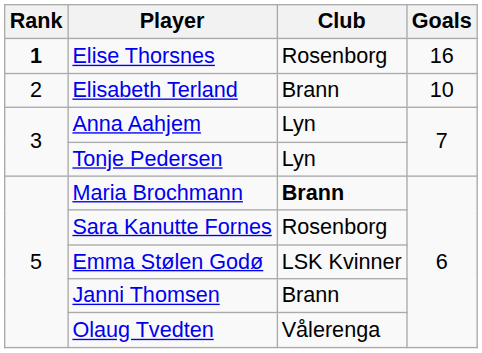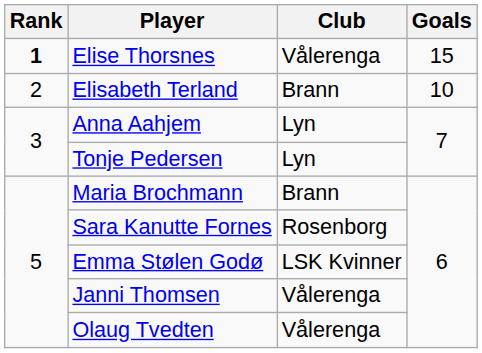(335, 55) Rosenborg -> (331, 55) Vålerenga
(442, 55) 16 -> (442, 55) 15
(313, 192) bold -> (311, 192) normal
(311, 295) Brann -> (331, 295) Vålerenga
